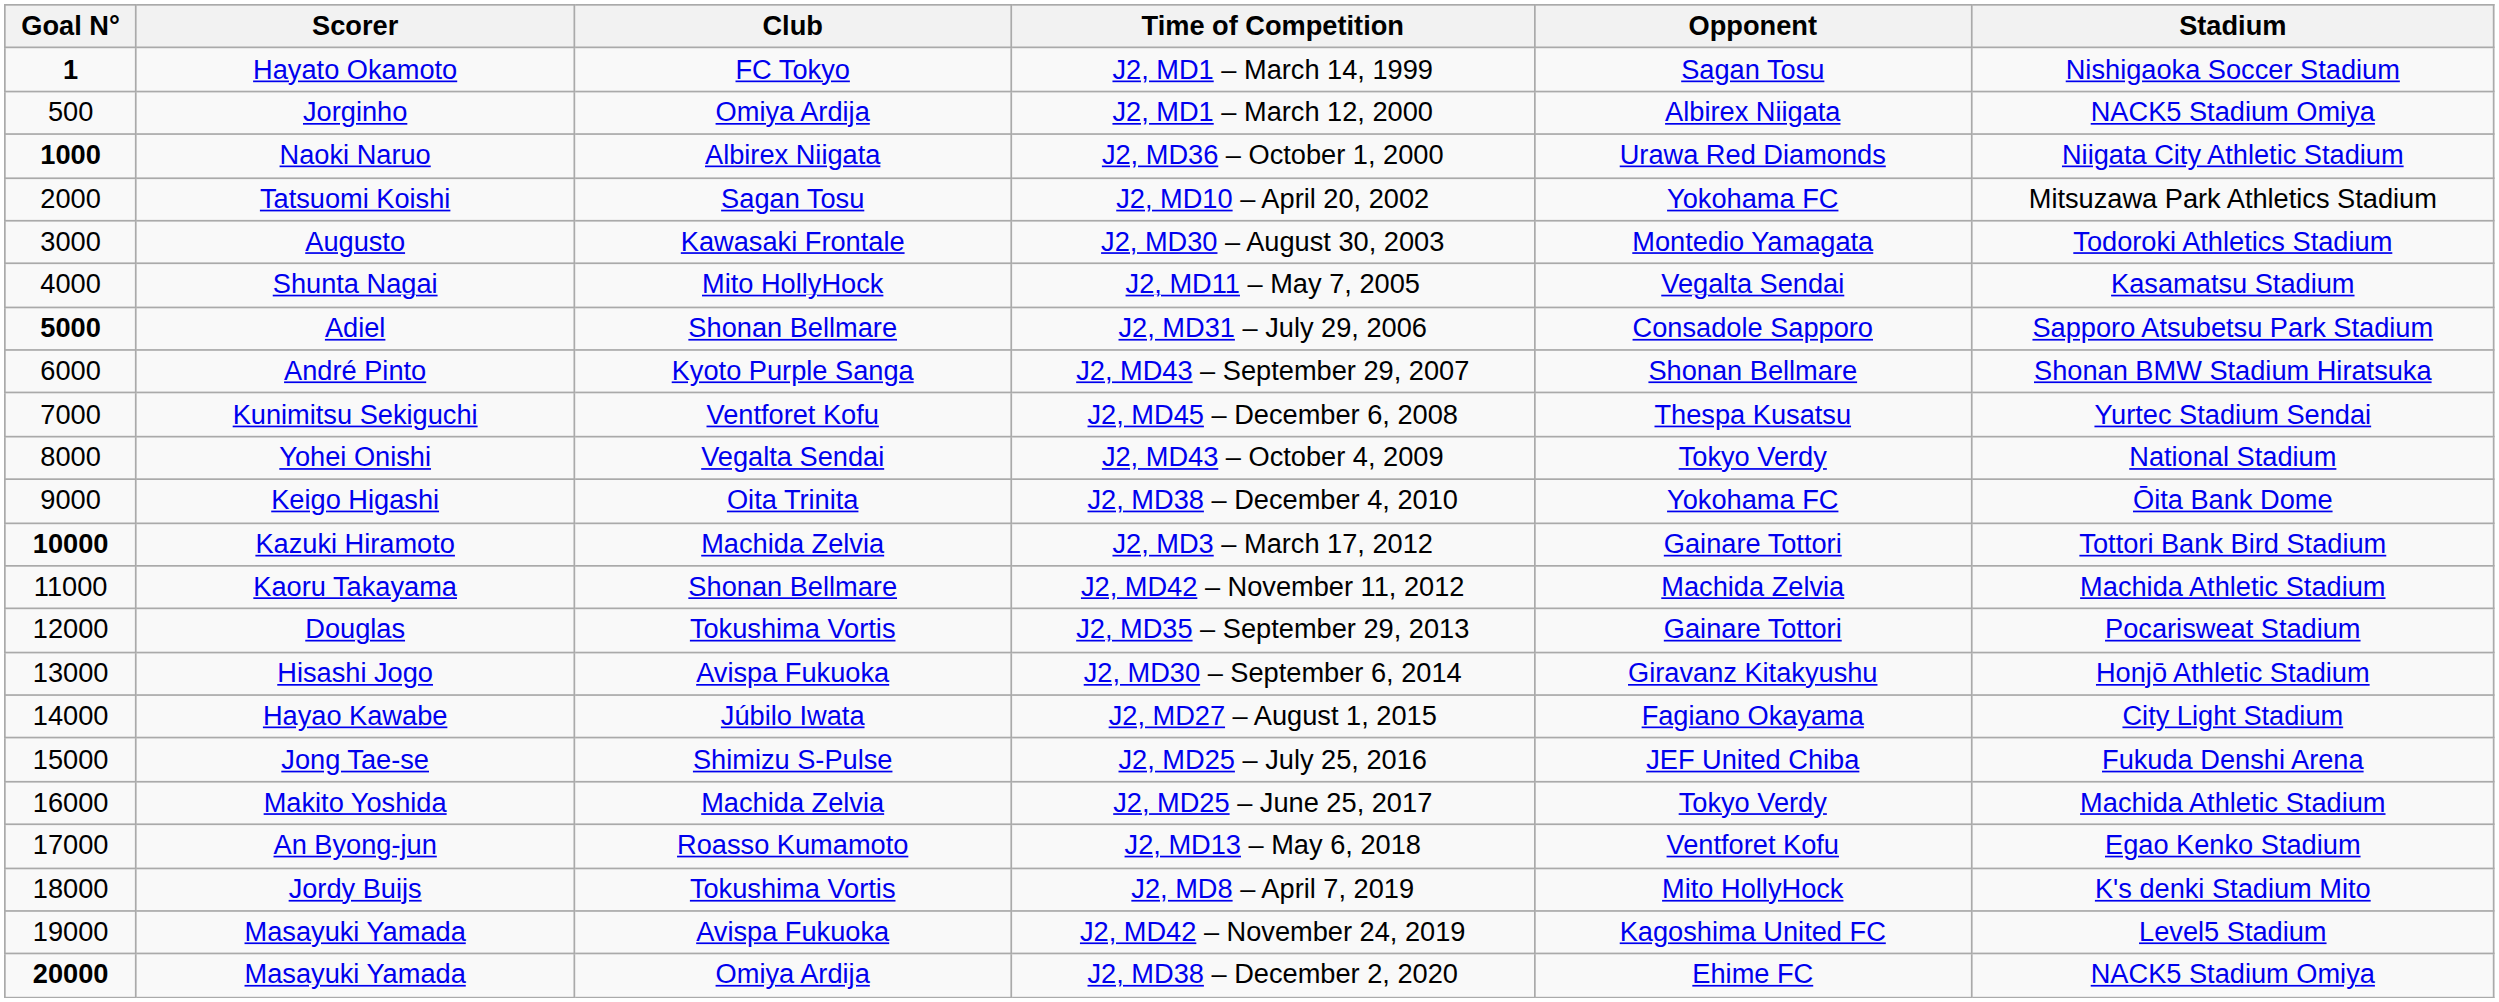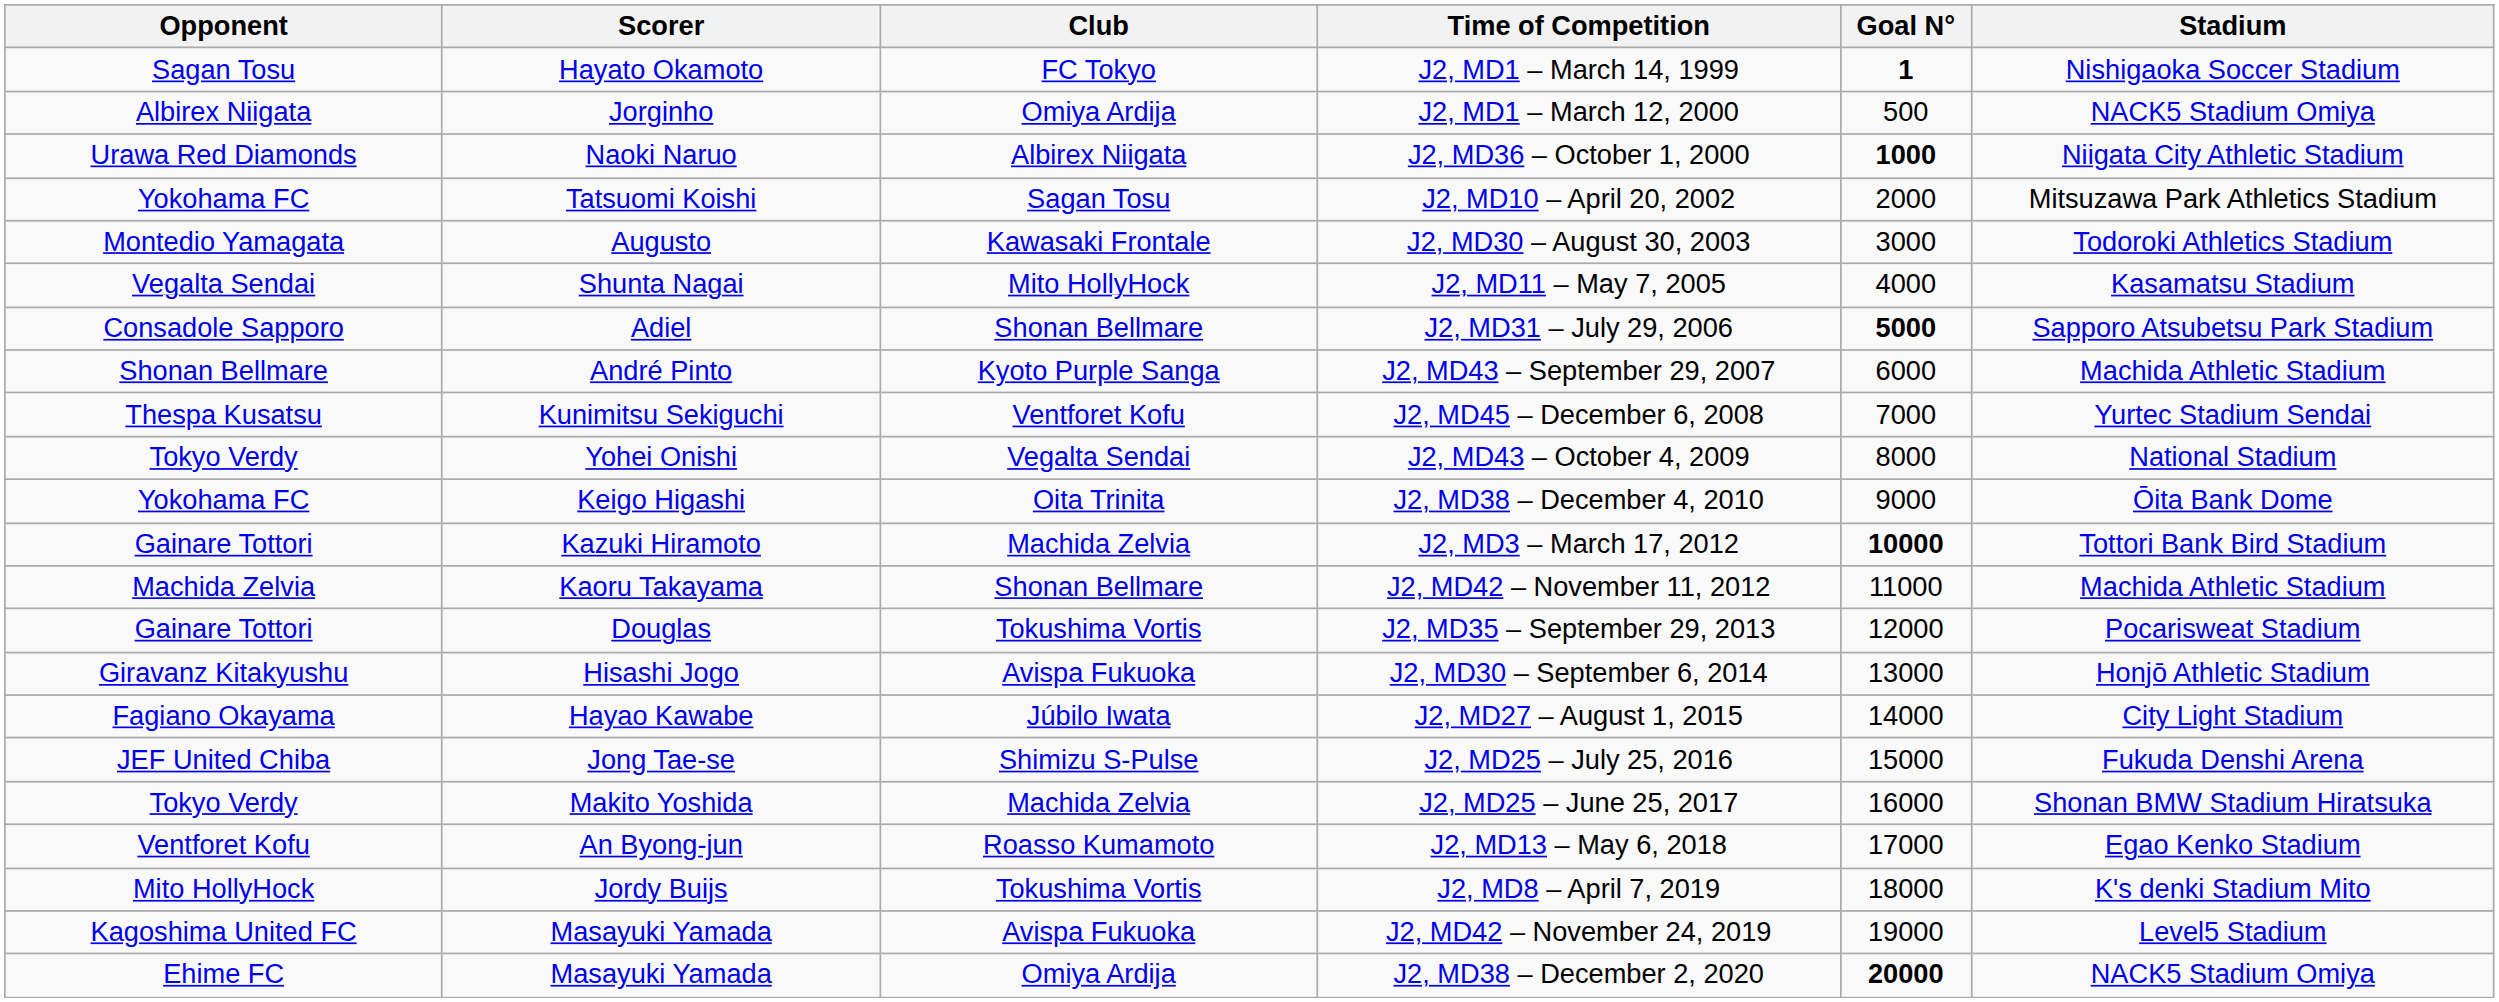columns swapped: (71, 26) <-> (1753, 26)
(2233, 371) Shonan BMW Stadium Hiratsuka -> (2233, 371) Machida Athletic Stadium
(2233, 802) Machida Athletic Stadium -> (2233, 802) Shonan BMW Stadium Hiratsuka
